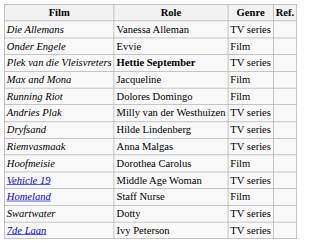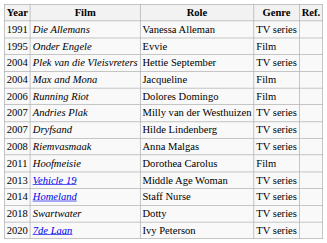+ column: (17, 12)
(156, 63) bold -> (179, 63) normal
(240, 197) Film -> (277, 197) TV series
